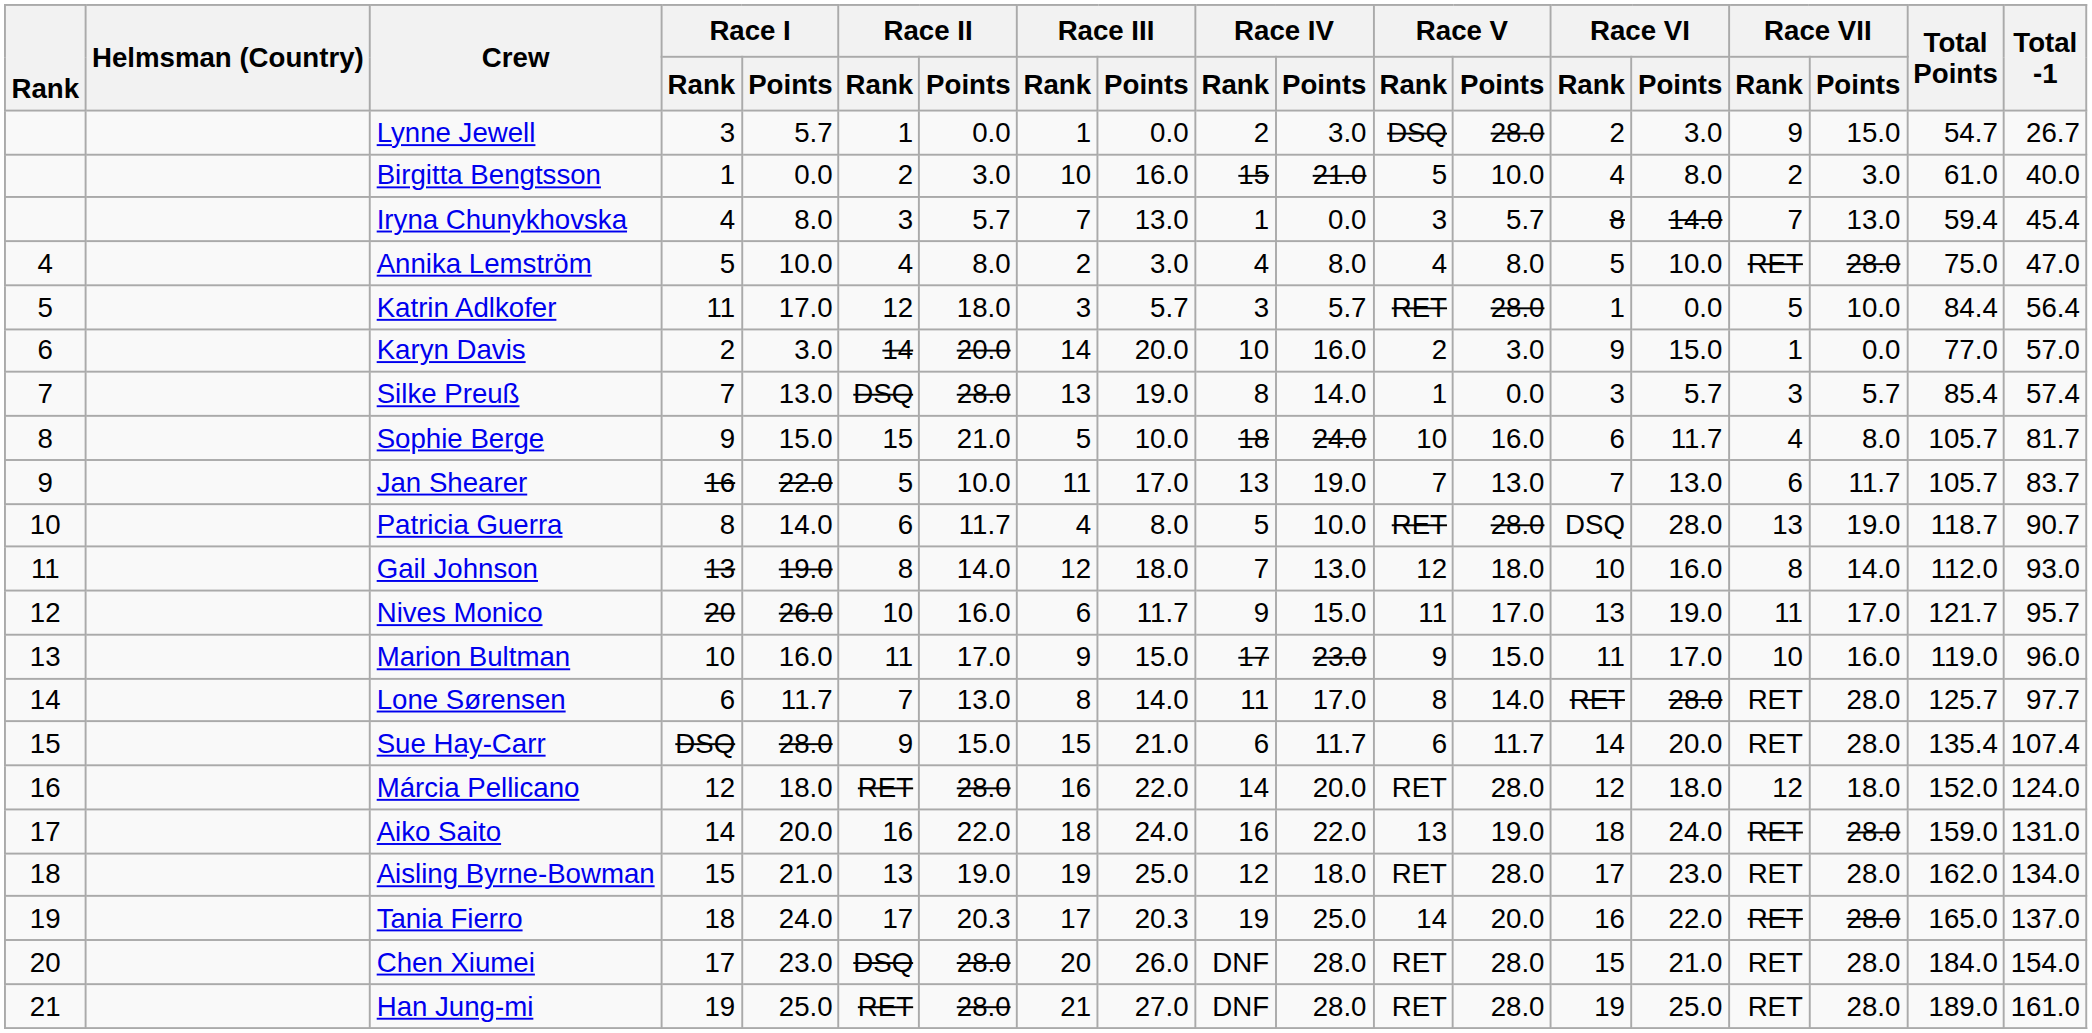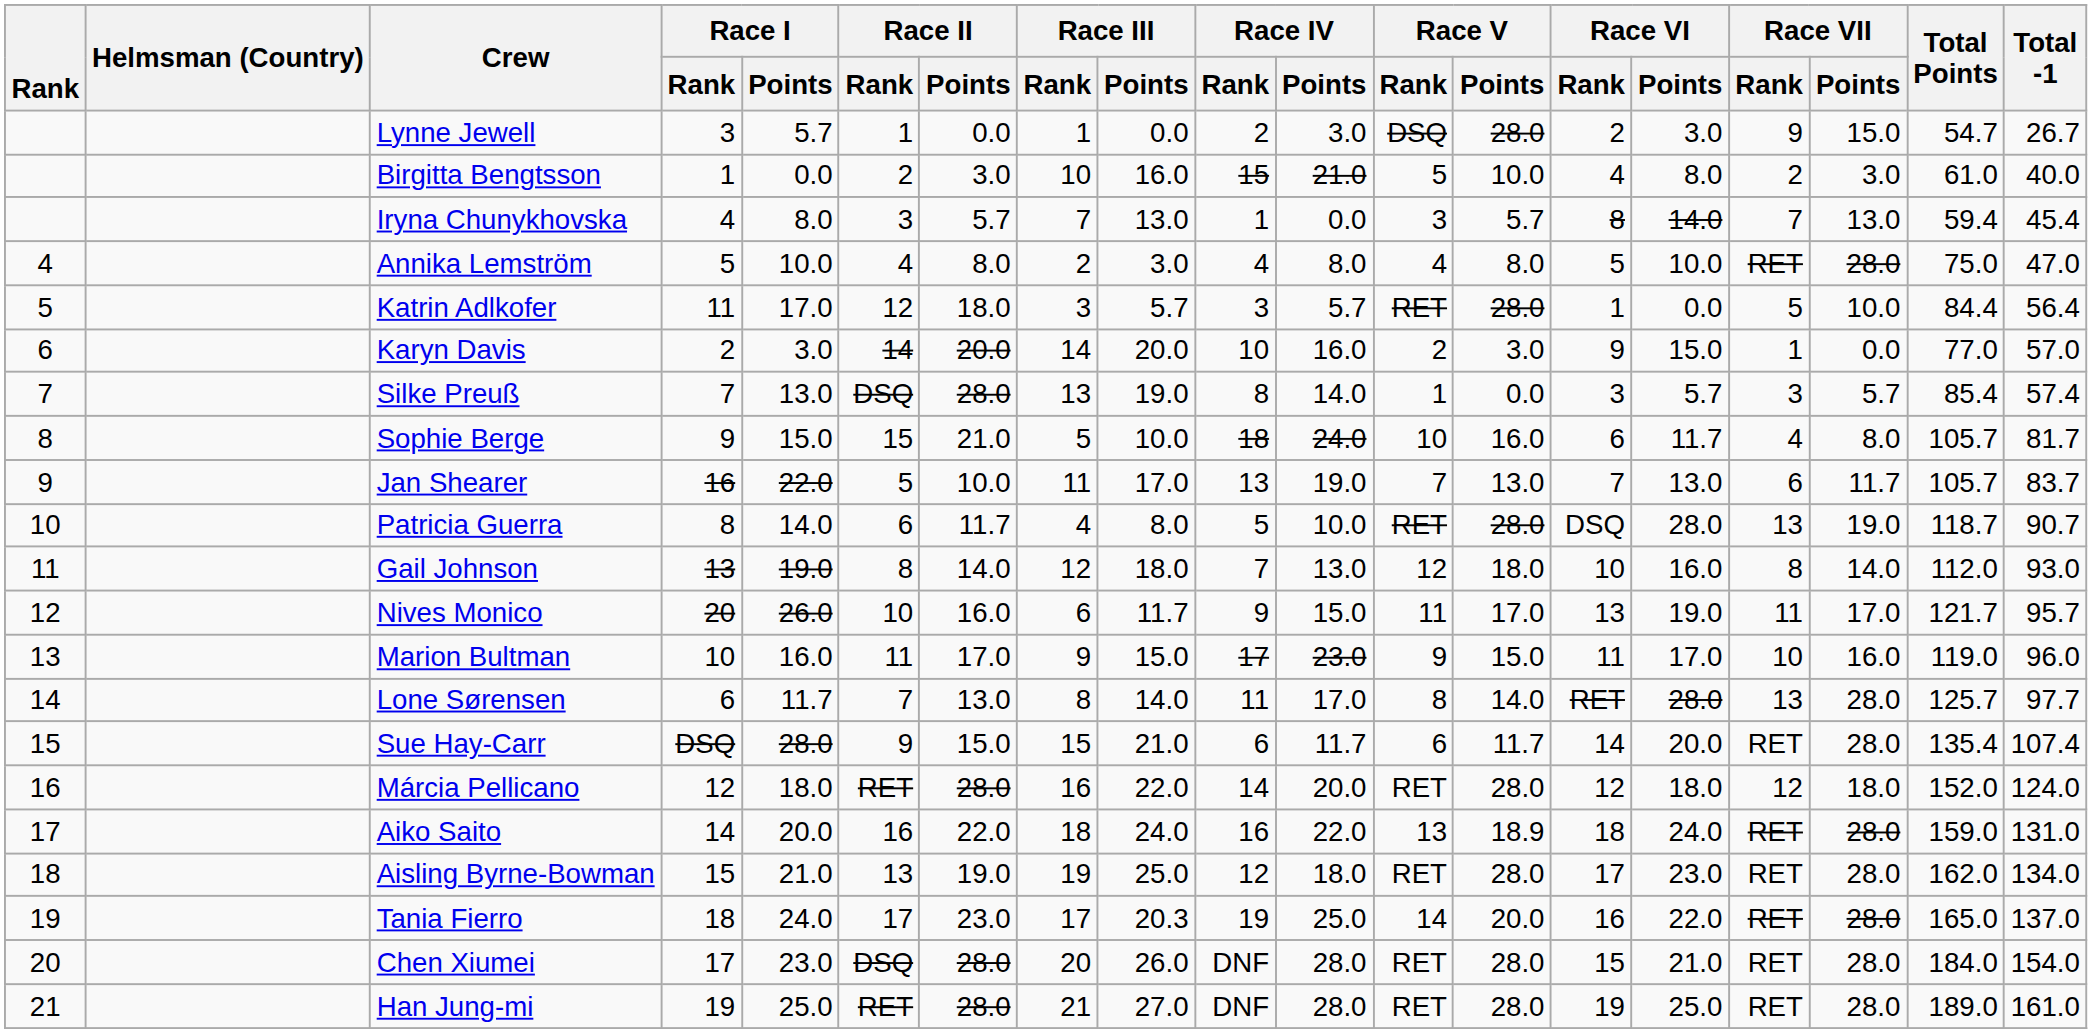(1775, 700) RET -> (1788, 700) 13
(1518, 831) 19.0 -> (1518, 831) 18.9
(984, 919) 20.3 -> (984, 919) 23.0
